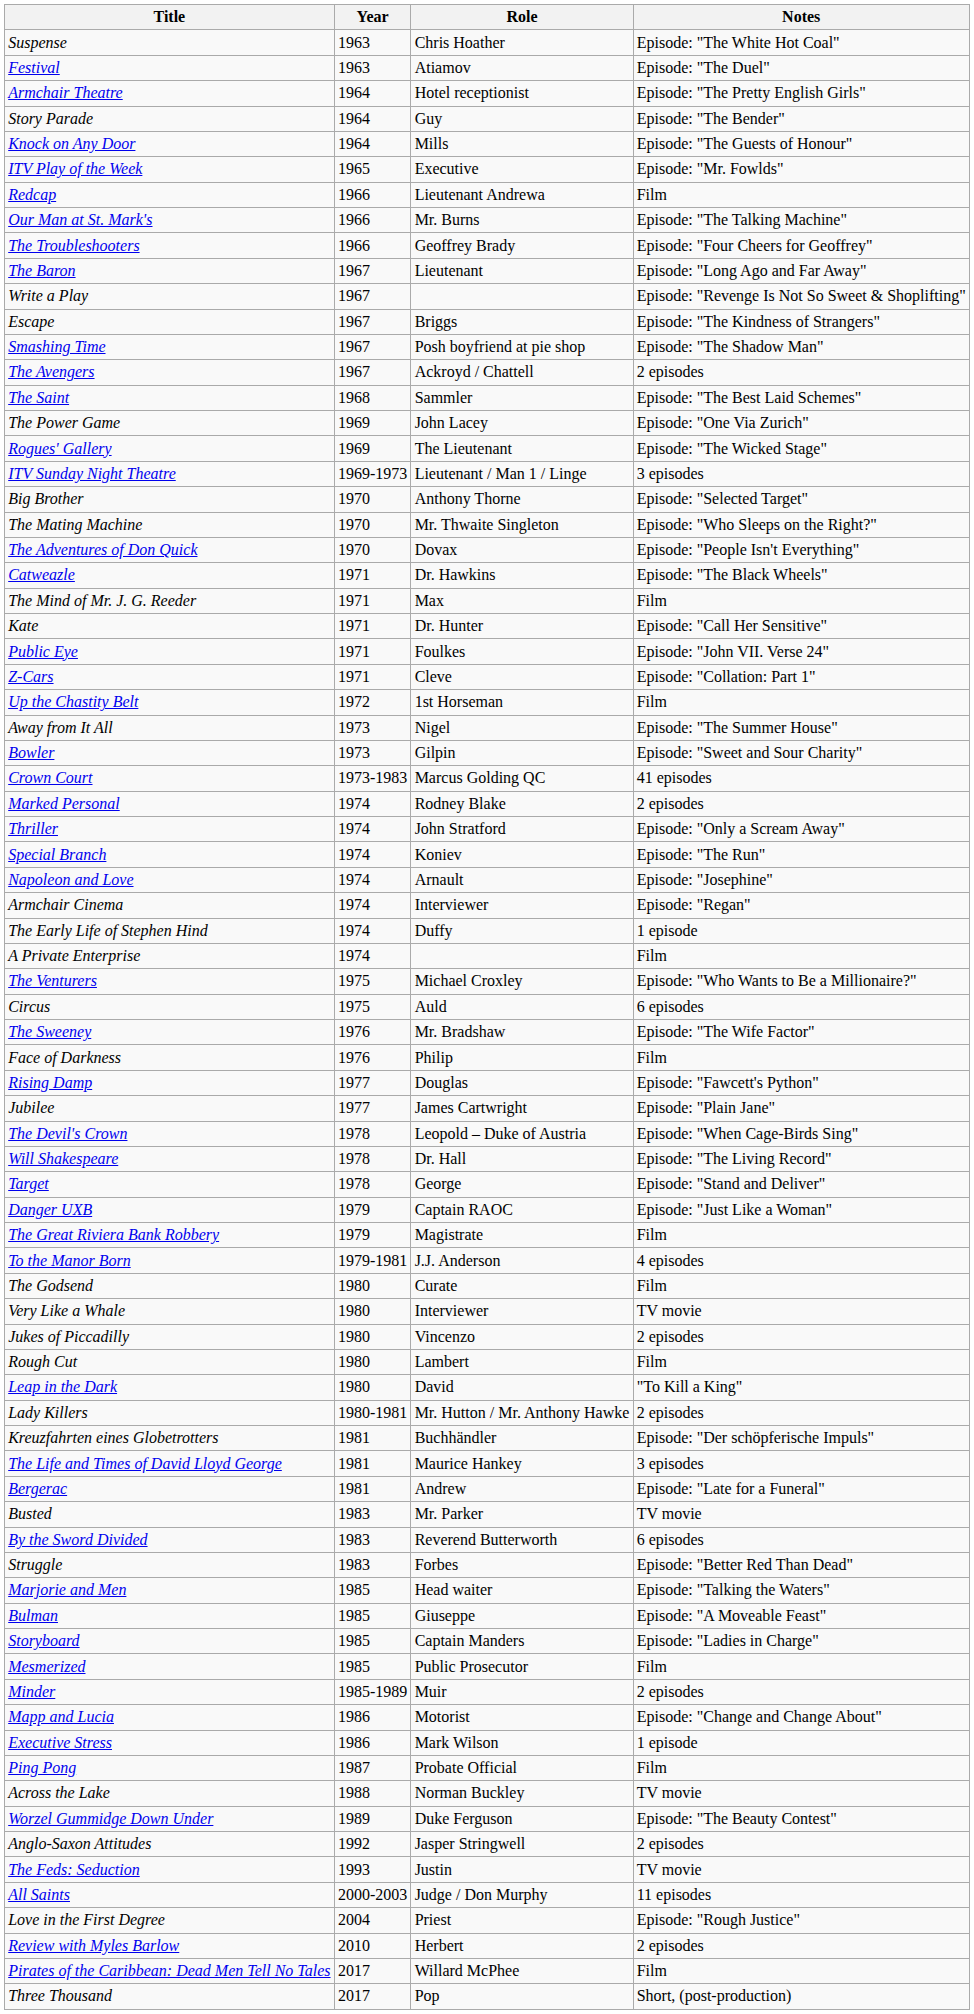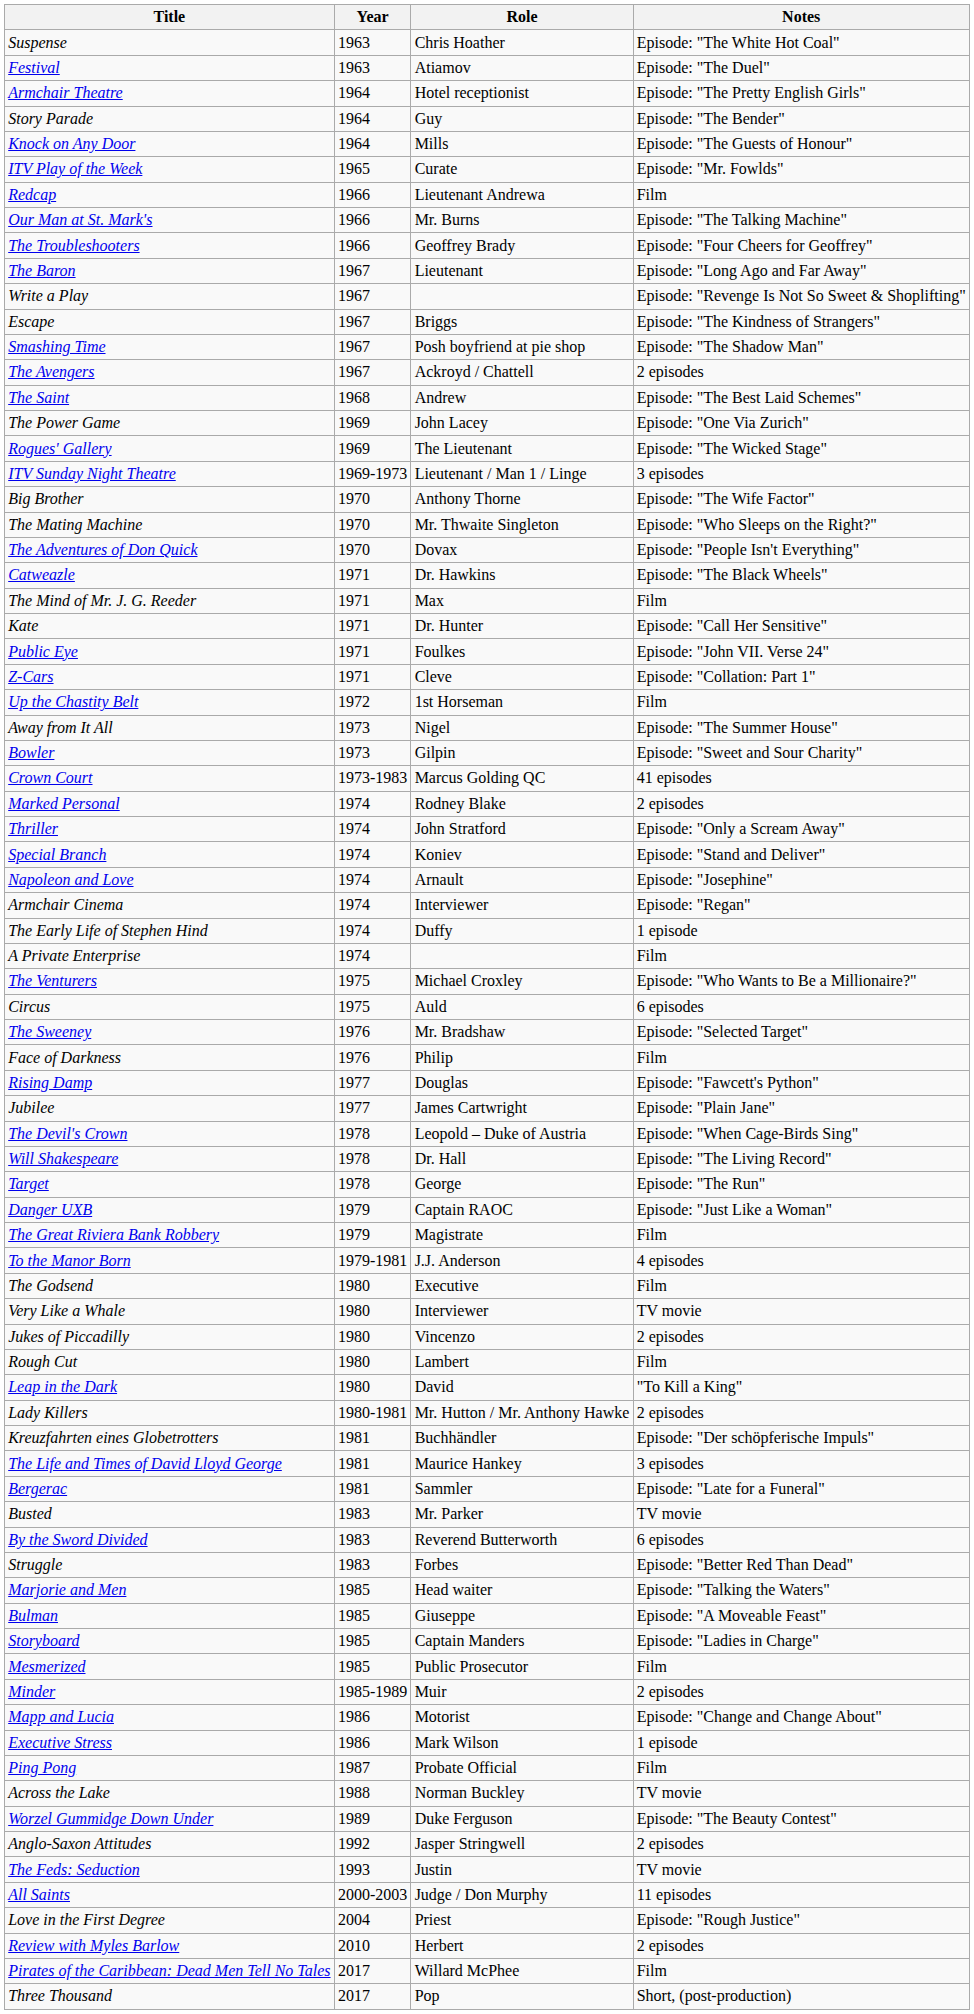(447, 169) Executive -> (436, 169) Curate
(444, 397) Sammler -> (440, 397) Andrew
(722, 499) Episode: "Selected Target" -> (726, 499) Episode: "The Wife Factor"
(701, 854) Episode: "The Run" -> (731, 854) Episode: "Stand and Deliver"
(726, 1032) Episode: "The Wife Factor" -> (722, 1032) Episode: "Selected Target"
(731, 1184) Episode: "Stand and Deliver" -> (701, 1184) Episode: "The Run"
(436, 1285) Curate -> (447, 1285) Executive
(440, 1488) Andrew -> (444, 1488) Sammler
